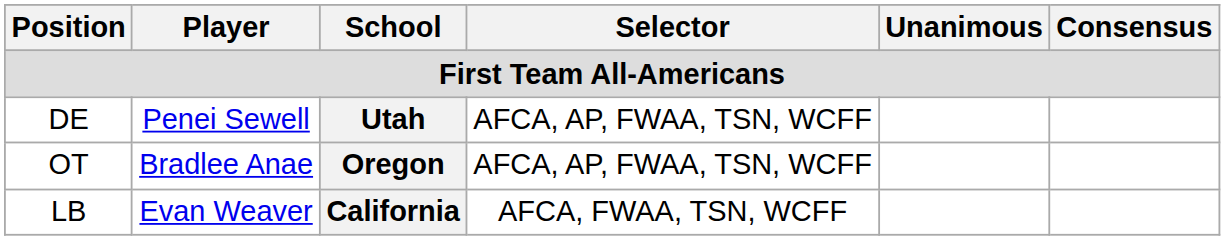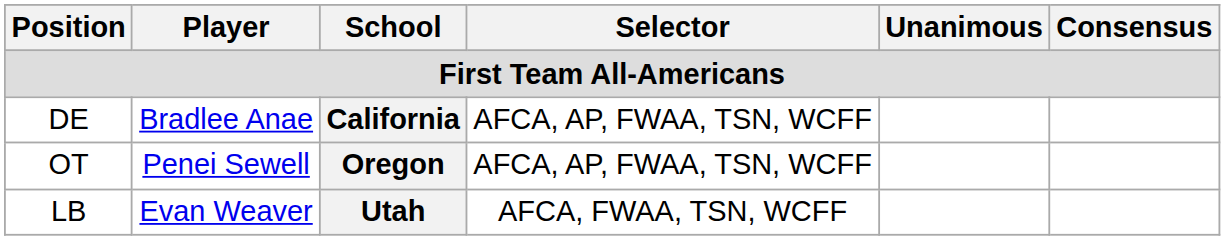(226, 119) Penei Sewell -> (226, 119) Bradlee Anae
(393, 119) Utah -> (393, 119) California
(226, 165) Bradlee Anae -> (226, 165) Penei Sewell
(393, 211) California -> (393, 211) Utah
